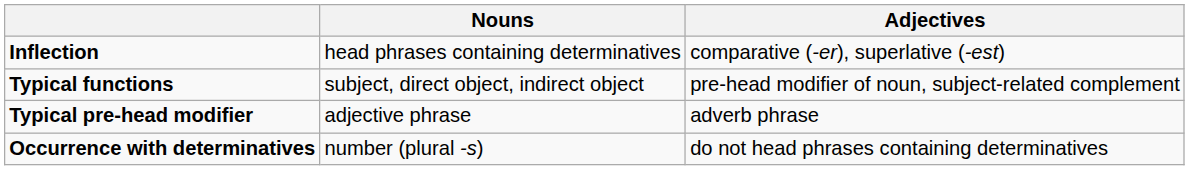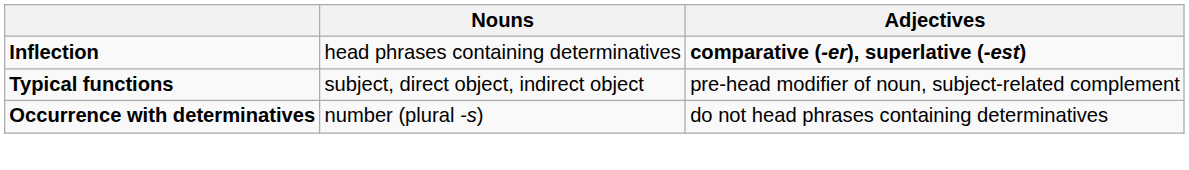(848, 52) normal -> (858, 52) bold
- row: (131, 116)
